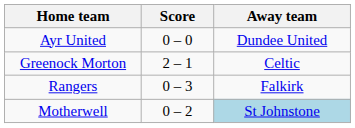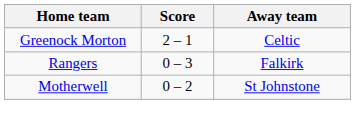- row: (73, 39)
(282, 110) lightblue background -> (282, 87) no background
